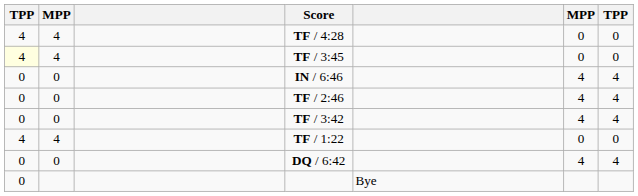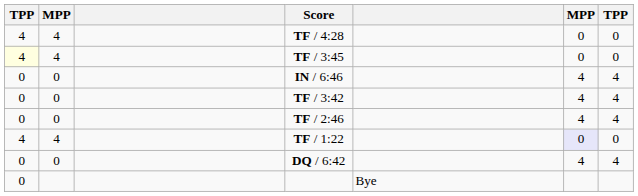rows swapped: (319, 98) <-> (319, 118)
(581, 139) no background -> (581, 139) lavender background
